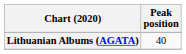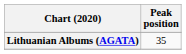(161, 40) 40 -> (161, 40) 35
